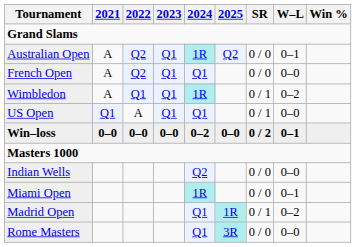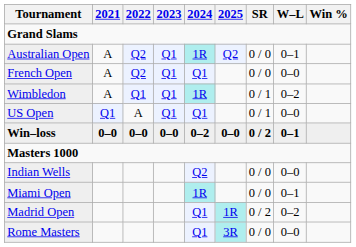(260, 212) 0 / 1 -> (260, 212) 0 / 2
